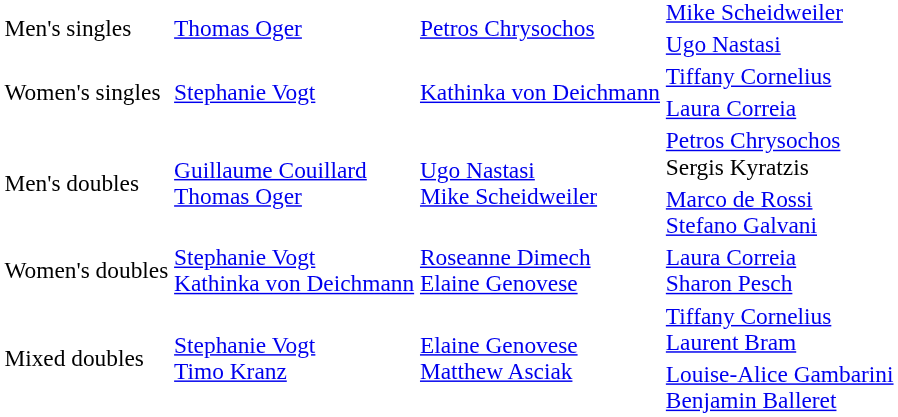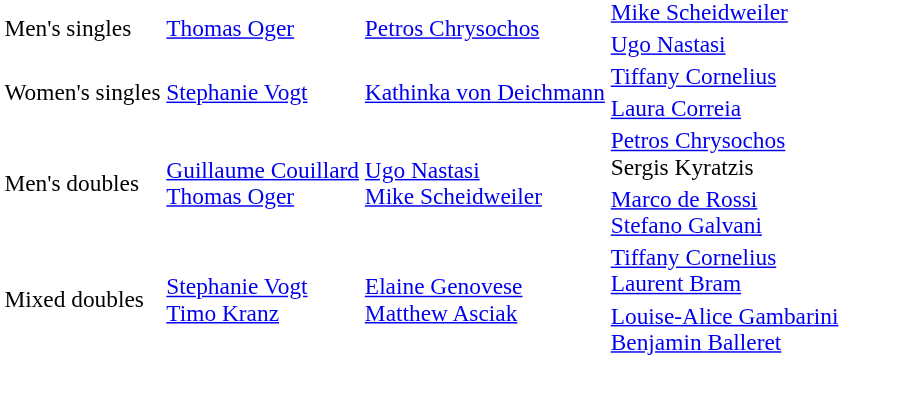- row: (731, 270)
